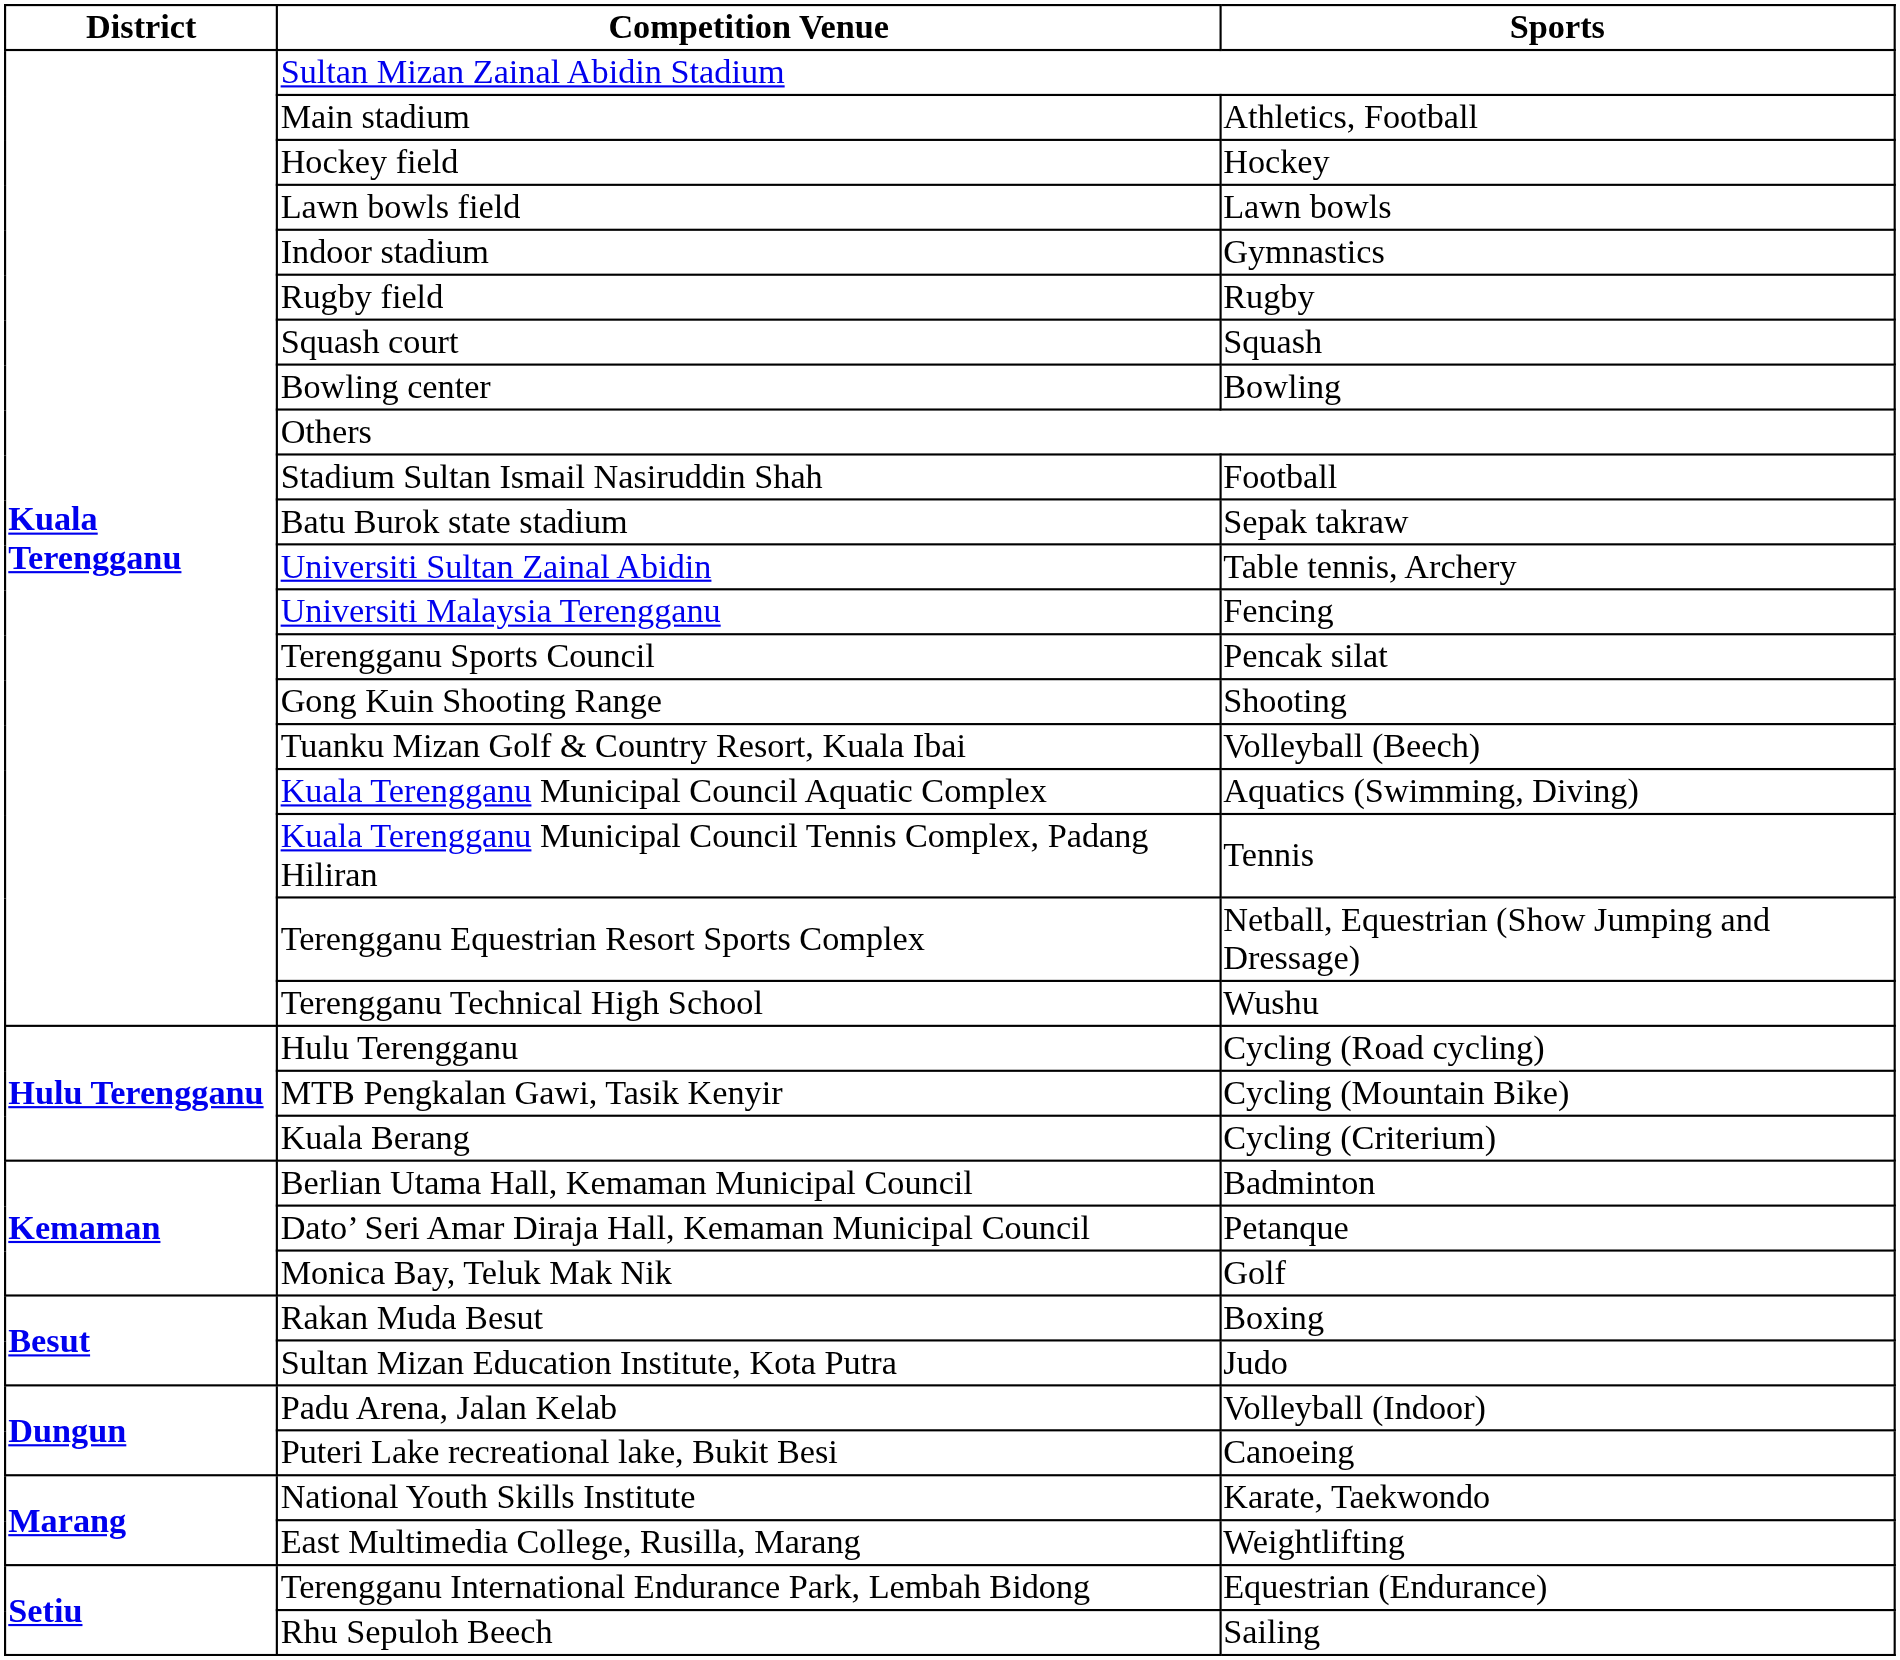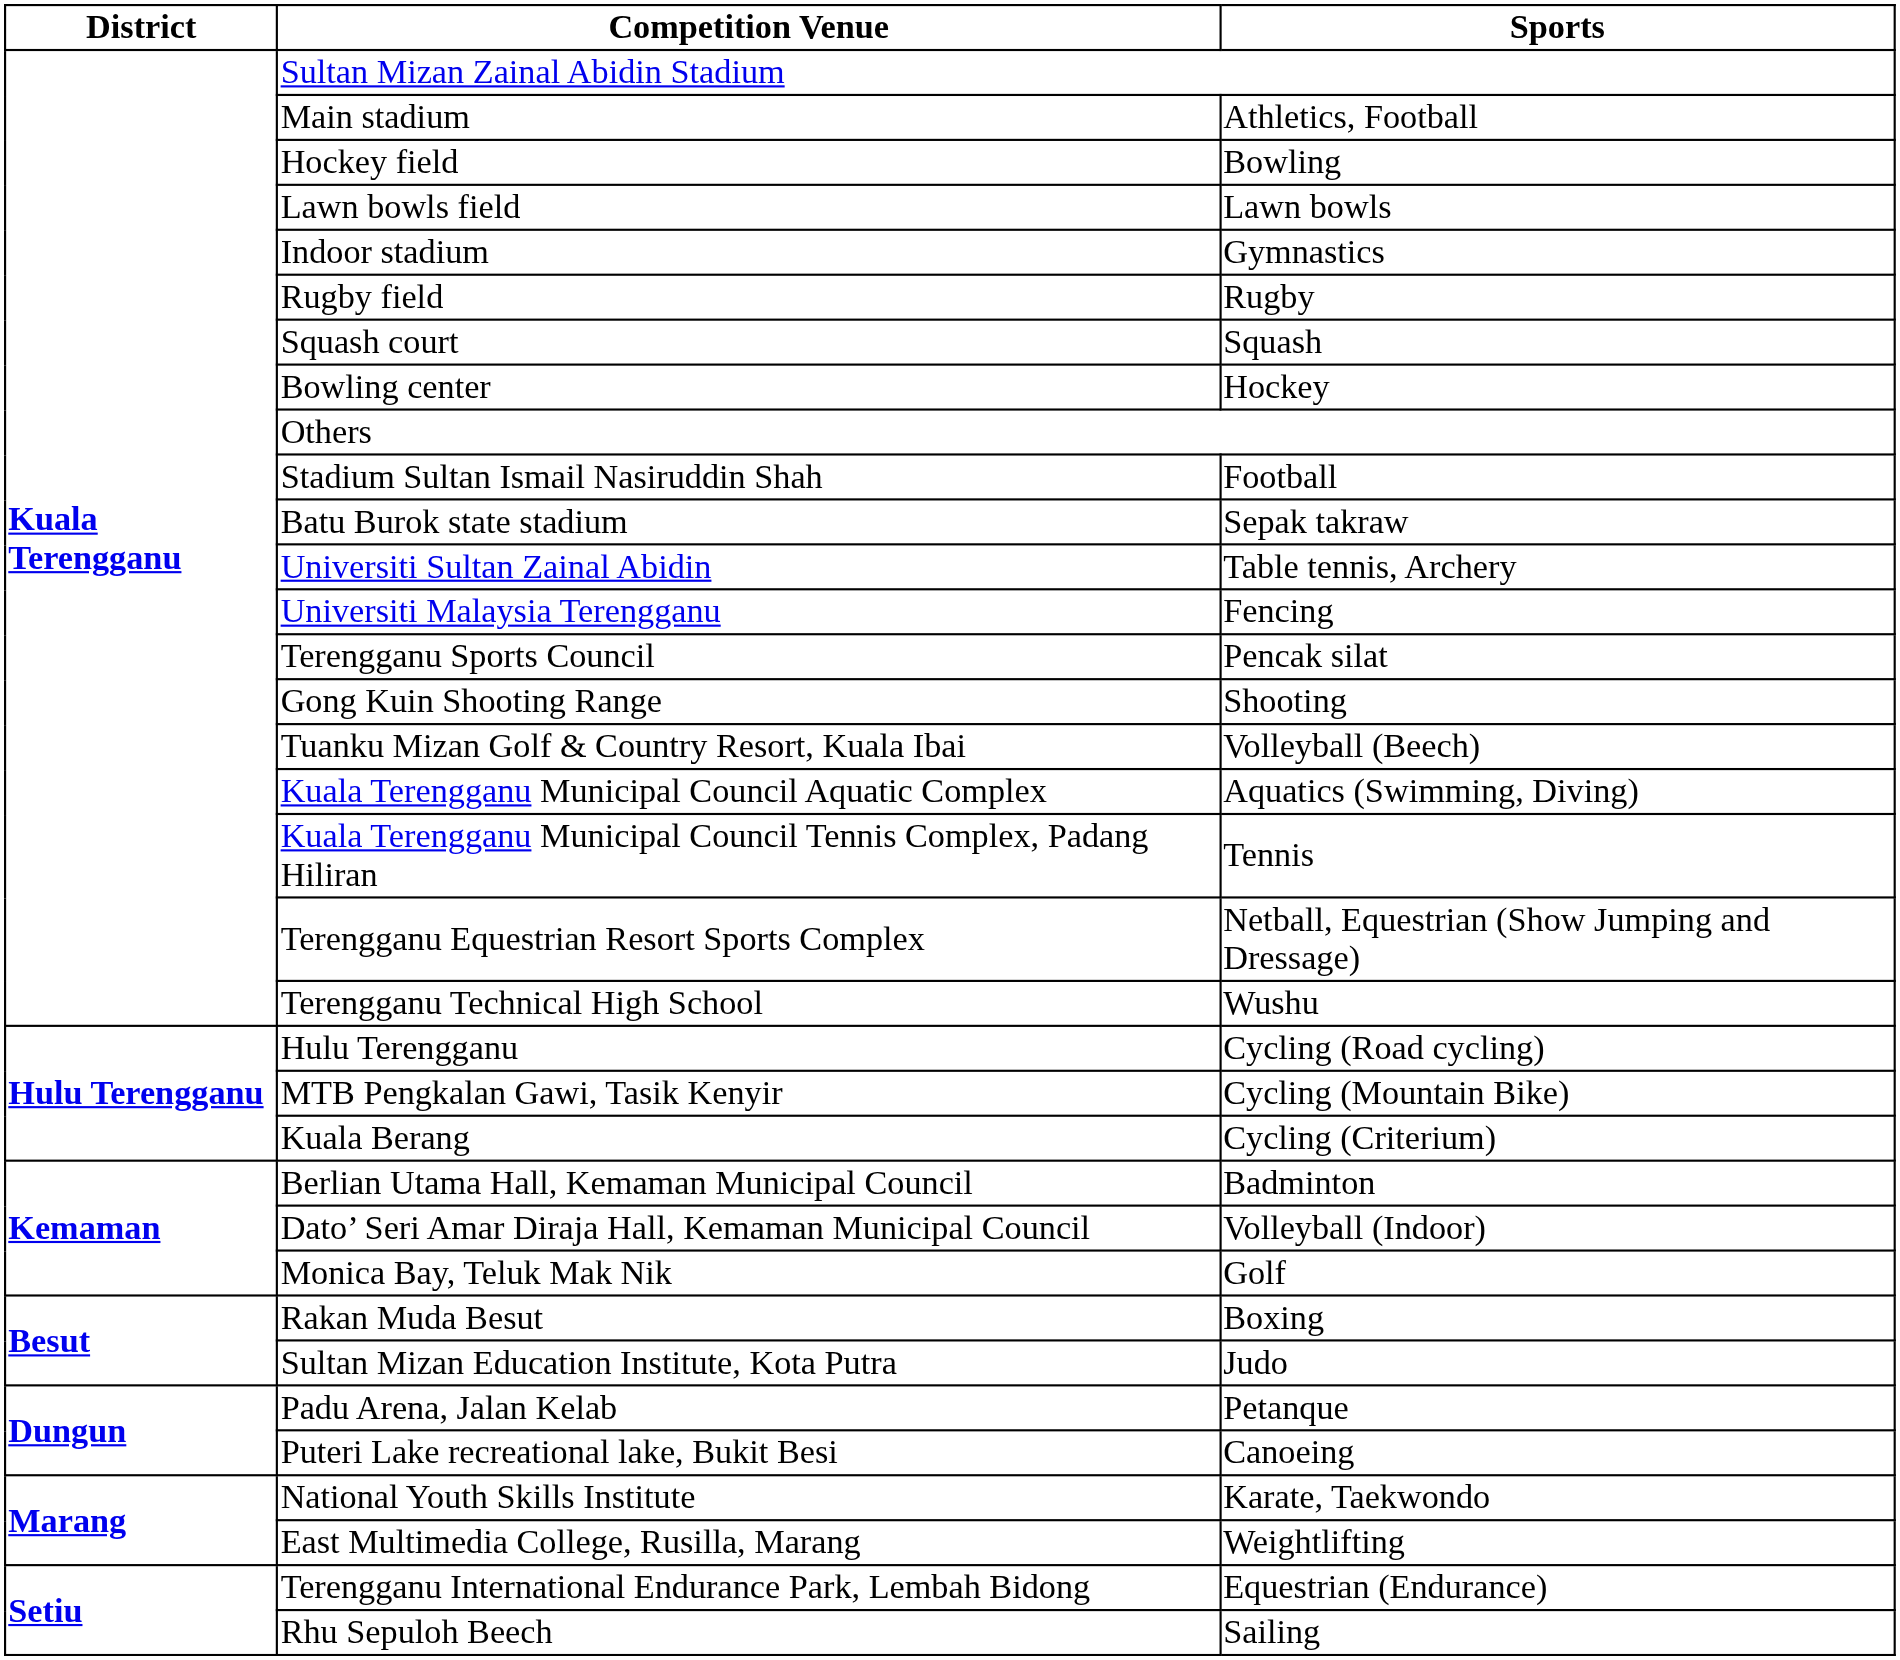(1276, 161) Hockey -> (1282, 161) Bowling
(1282, 386) Bowling -> (1276, 386) Hockey
(1286, 1227) Petanque -> (1355, 1227) Volleyball (Indoor)
(1355, 1407) Volleyball (Indoor) -> (1286, 1407) Petanque
